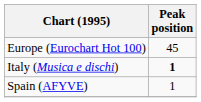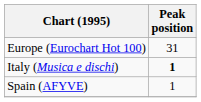(172, 47) 45 -> (172, 47) 31
